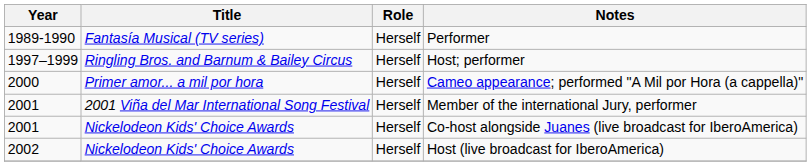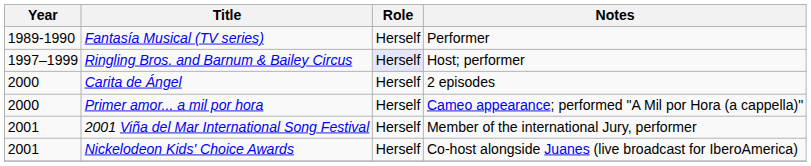(398, 60) no background -> (398, 60) lavender background
+ row: (461, 82)
- row: (545, 149)
